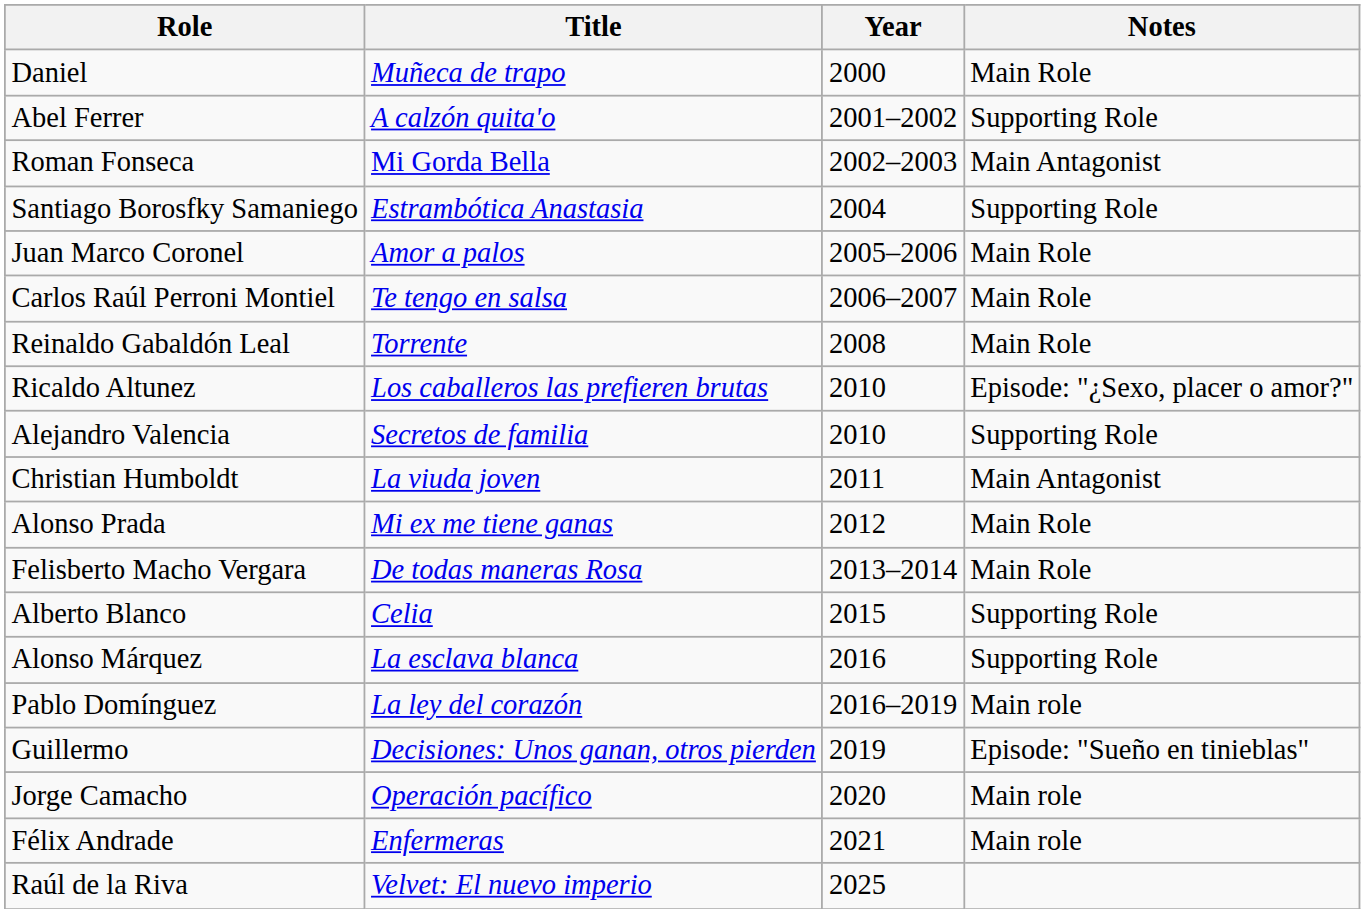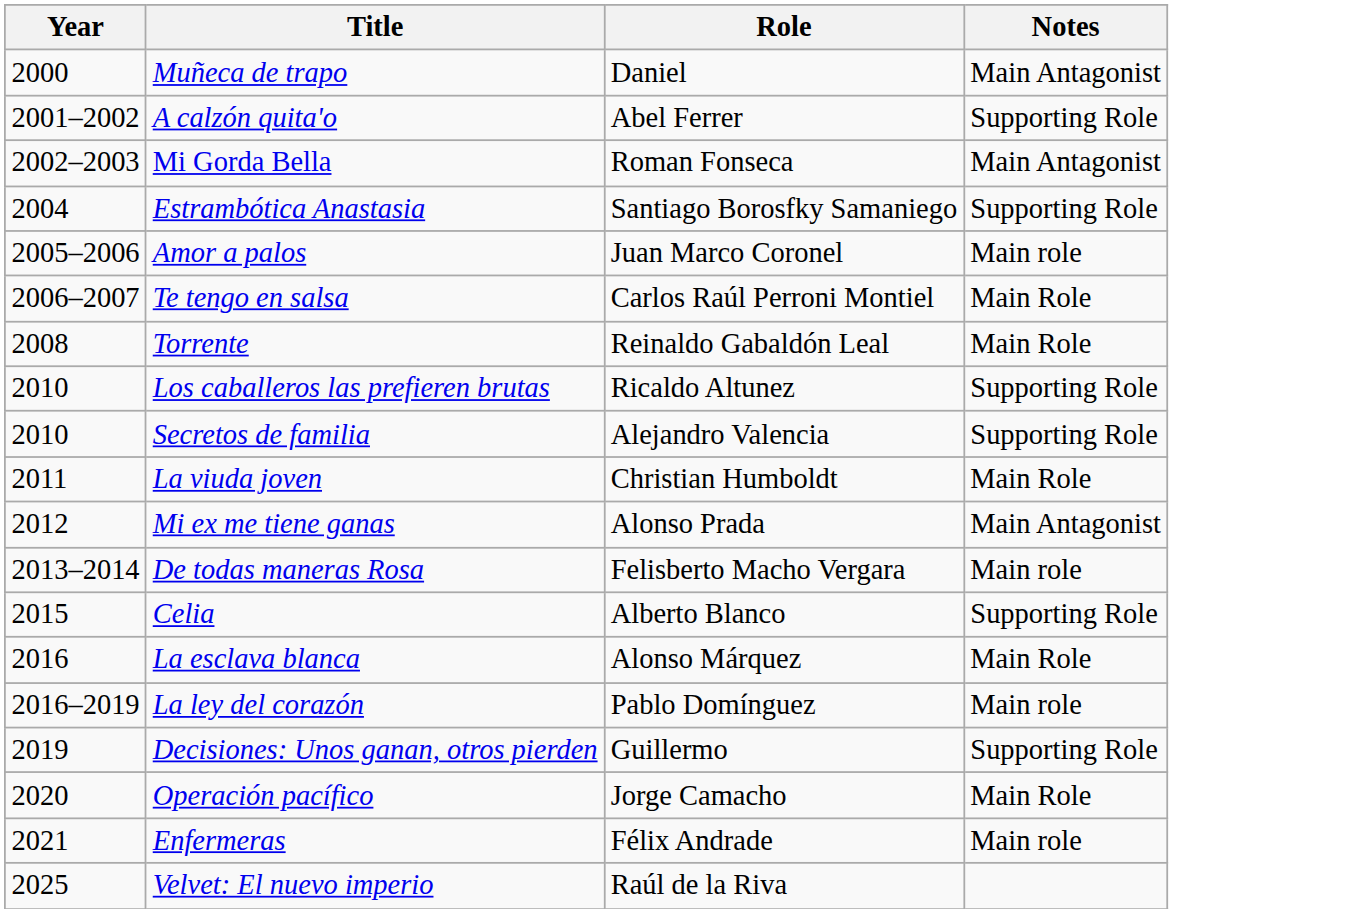columns swapped: (893, 27) <-> (185, 27)
(1031, 72) Main Role -> (1066, 72) Main Antagonist
(1031, 252) Main Role -> (1026, 252) Main role
(1162, 388) Episode: "¿Sexo, placer o amor?" -> (1064, 388) Supporting Role
(1066, 478) Main Antagonist -> (1031, 478) Main Role
(1031, 523) Main Role -> (1066, 523) Main Antagonist
(1031, 569) Main Role -> (1026, 569) Main role
(1064, 659) Supporting Role -> (1031, 659) Main Role
(1140, 749) Episode: "Sueño en tinieblas" -> (1064, 749) Supporting Role
(1026, 794) Main role -> (1031, 794) Main Role
